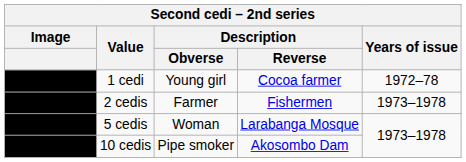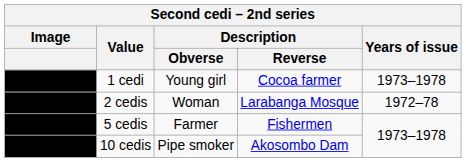(412, 80) 1972–78 -> (412, 80) 1973–1978
(196, 102) Farmer -> (196, 102) Woman
(300, 102) Fishermen -> (300, 102) Larabanga Mosque
(412, 102) 1973–1978 -> (412, 102) 1972–78
(196, 124) Woman -> (196, 124) Farmer
(300, 124) Larabanga Mosque -> (300, 124) Fishermen
